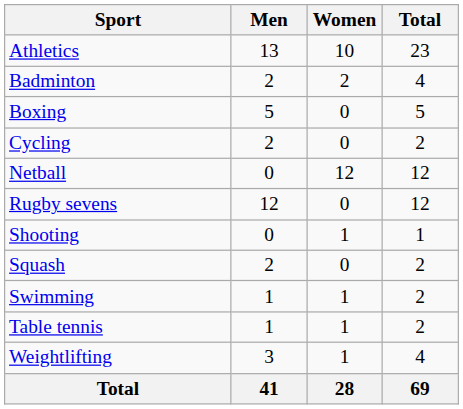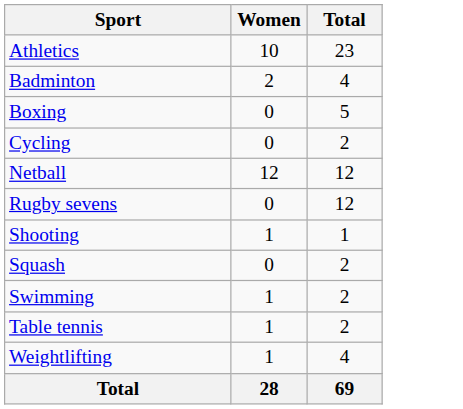- column: (269, 19)
